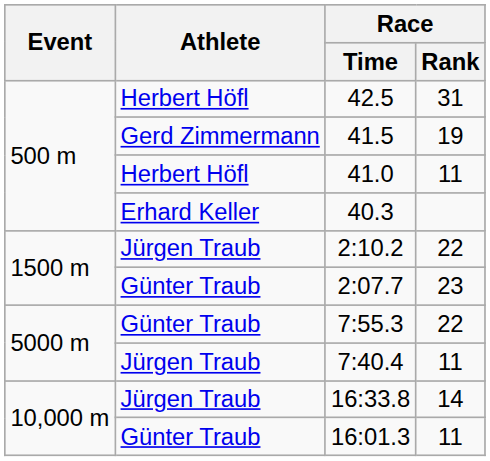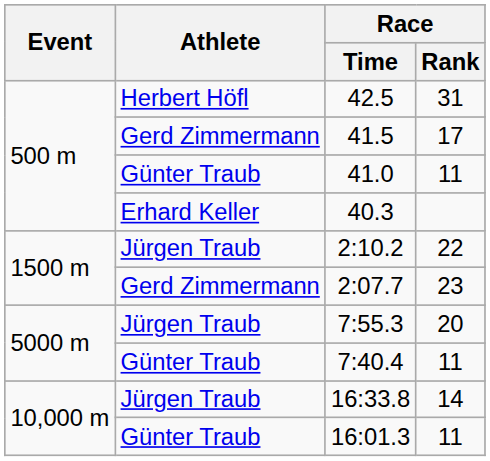(450, 137) 19 -> (450, 137) 17
(185, 174) Herbert Höfl -> (191, 174) Günter Traub
(191, 287) Günter Traub -> (220, 287) Gerd Zimmermann
(191, 324) Günter Traub -> (191, 324) Jürgen Traub
(450, 324) 22 -> (450, 324) 20
(191, 362) Jürgen Traub -> (191, 362) Günter Traub
